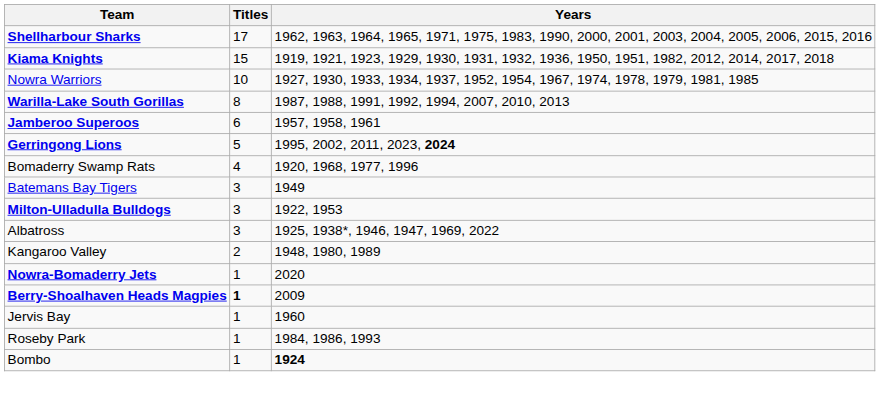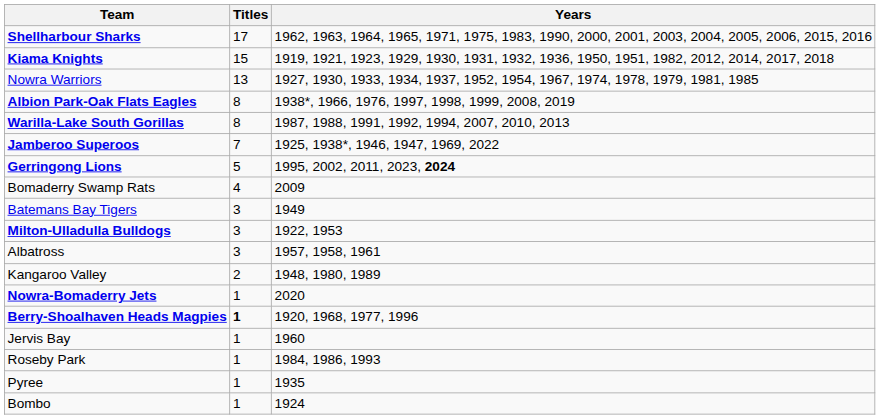(241, 79) 10 -> (241, 79) 13
+ row: (102, 101)
(237, 123) 6 -> (237, 144) 7
(328, 123) 1957, 1958, 1961 -> (387, 144) 1925, 1938*, 1946, 1947, 1969, 2022
(346, 166) 1920, 1968, 1977, 1996 -> (290, 187) 2009
(387, 230) 1925, 1938*, 1946, 1947, 1969, 2022 -> (328, 252) 1957, 1958, 1961
(290, 295) 2009 -> (346, 317) 1920, 1968, 1977, 1996
+ row: (25, 381)
(290, 360) bold -> (290, 403) normal
